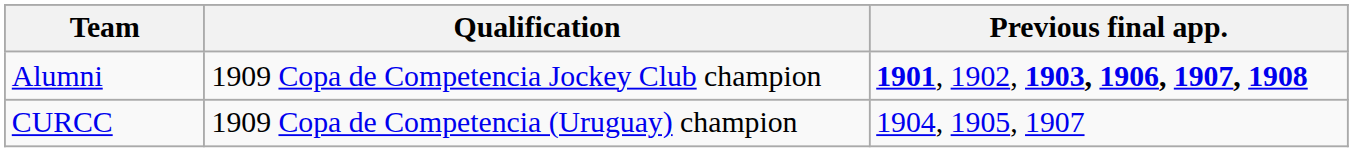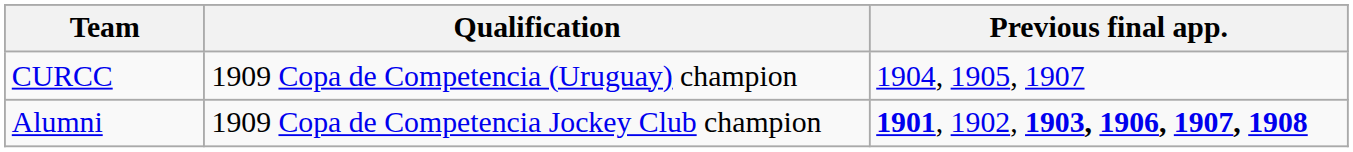rows swapped: (57, 75) <-> (62, 122)
